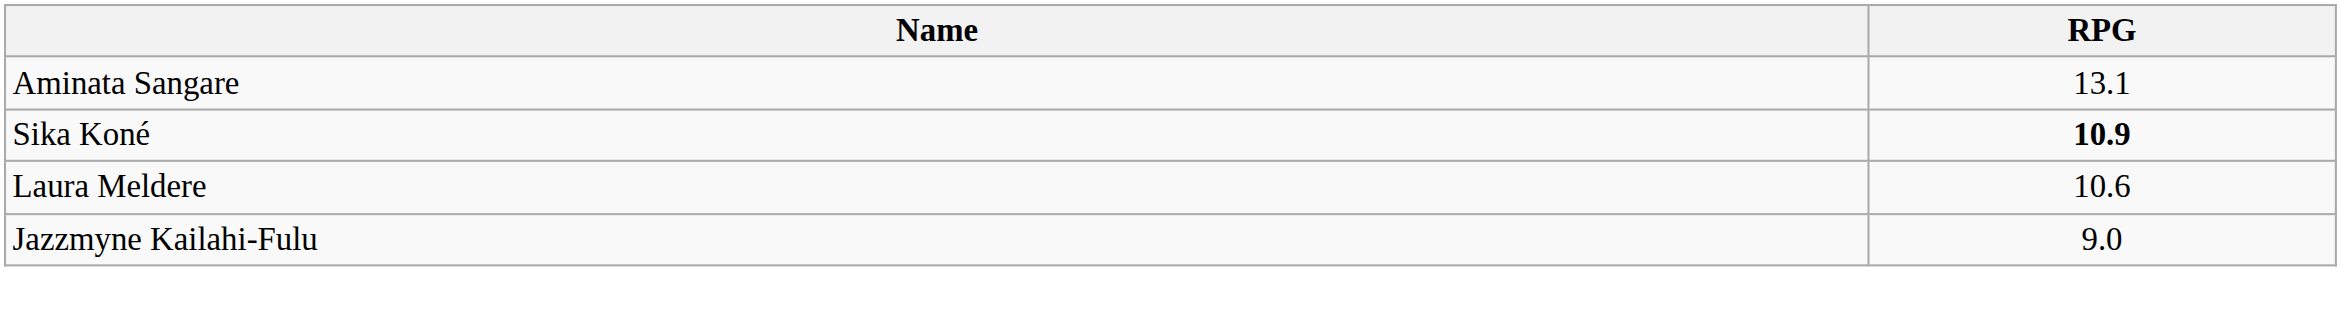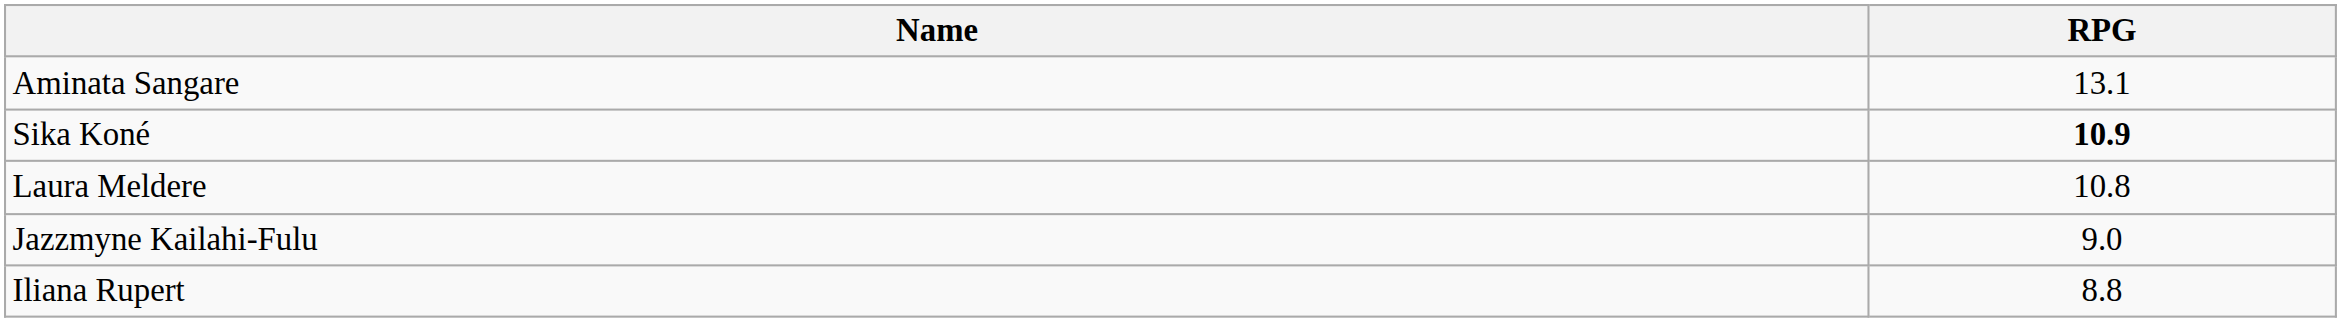(2102, 186) 10.6 -> (2102, 186) 10.8
+ row: (99, 290)
